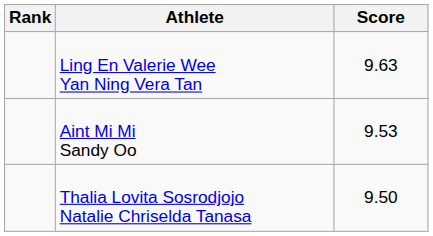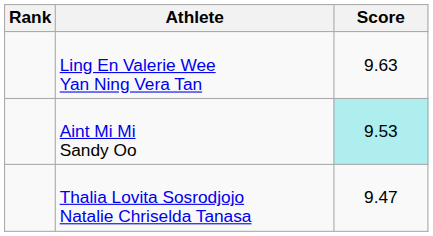(381, 131) no background -> (381, 131) paleturquoise background
(381, 197) 9.50 -> (381, 197) 9.47
